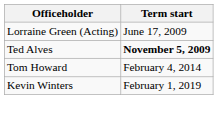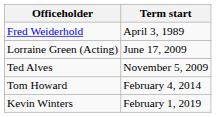+ row: (45, 31)
(167, 49) bold -> (166, 67) normal
